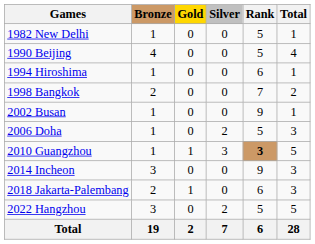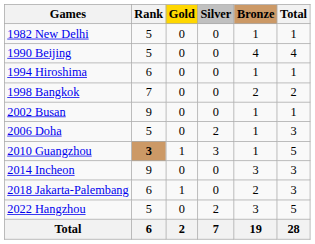columns swapped: (260, 14) <-> (153, 14)
